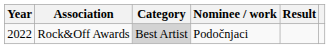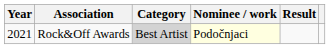(20, 33) 2022 -> (20, 33) 2021
(221, 33) no background -> (221, 33) lightyellow background
